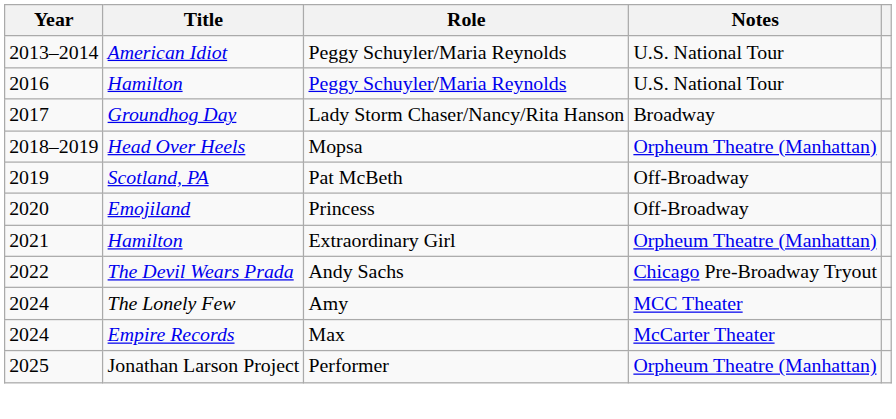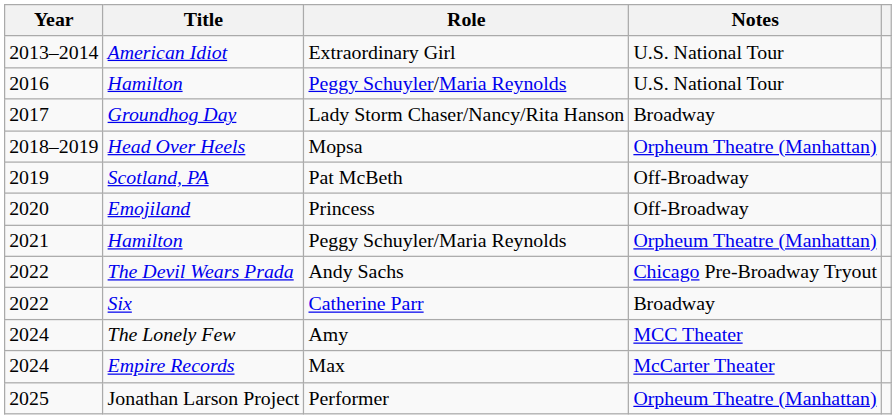(437, 51) Peggy Schuyler/Maria Reynolds -> (382, 51) Extraordinary Girl
(382, 240) Extraordinary Girl -> (437, 240) Peggy Schuyler/Maria Reynolds
+ row: (29, 303)
